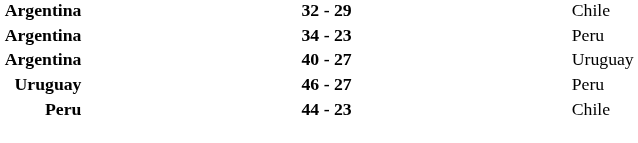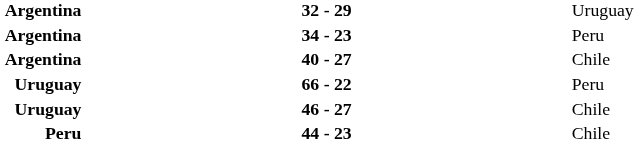(591, 10) Chile -> (603, 10) Uruguay
(603, 59) Uruguay -> (591, 59) Chile
+ row: (327, 84)
(588, 84) Peru -> (591, 108) Chile
